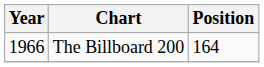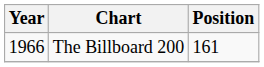(206, 47) 164 -> (206, 47) 161
